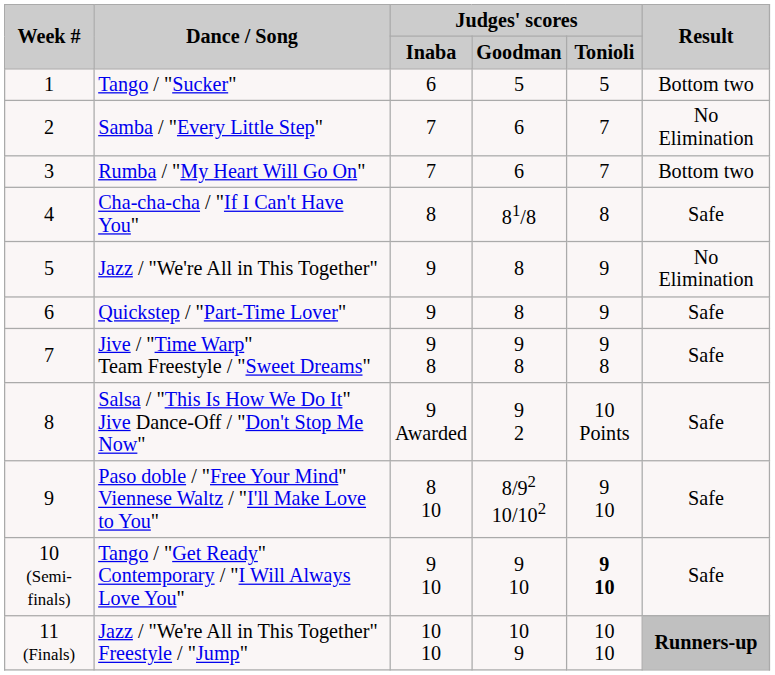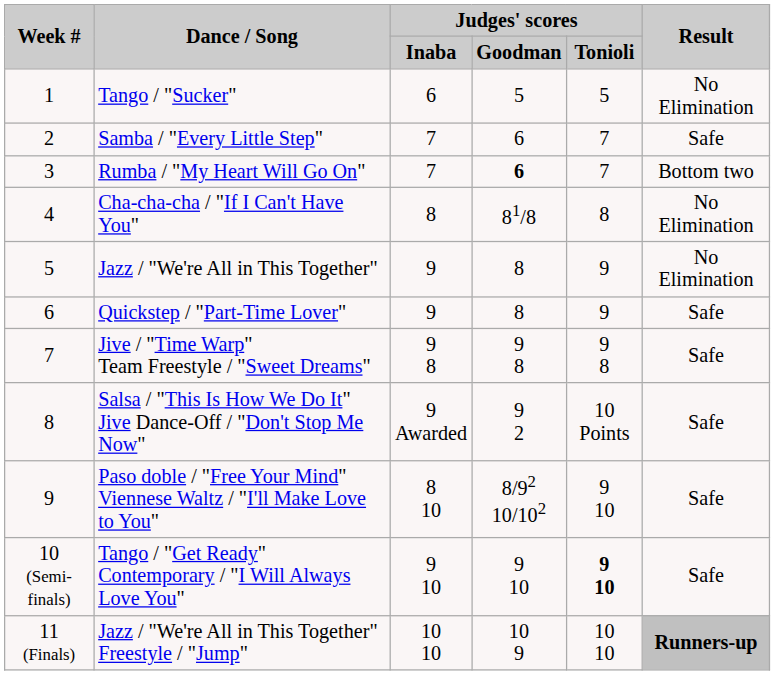(706, 84) Bottom two -> (706, 95) No Elimination
(706, 127) No Elimination -> (706, 139) Safe
(519, 171) normal -> (519, 171) bold
(706, 214) Safe -> (706, 214) No Elimination
